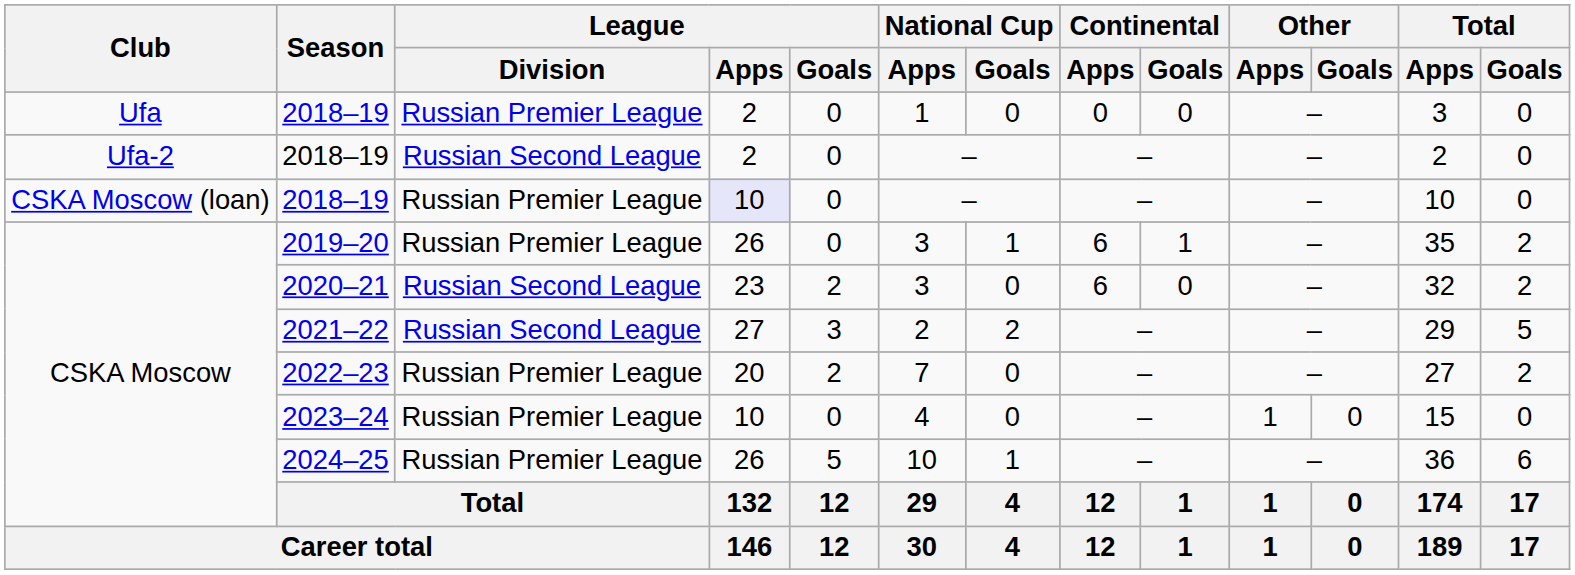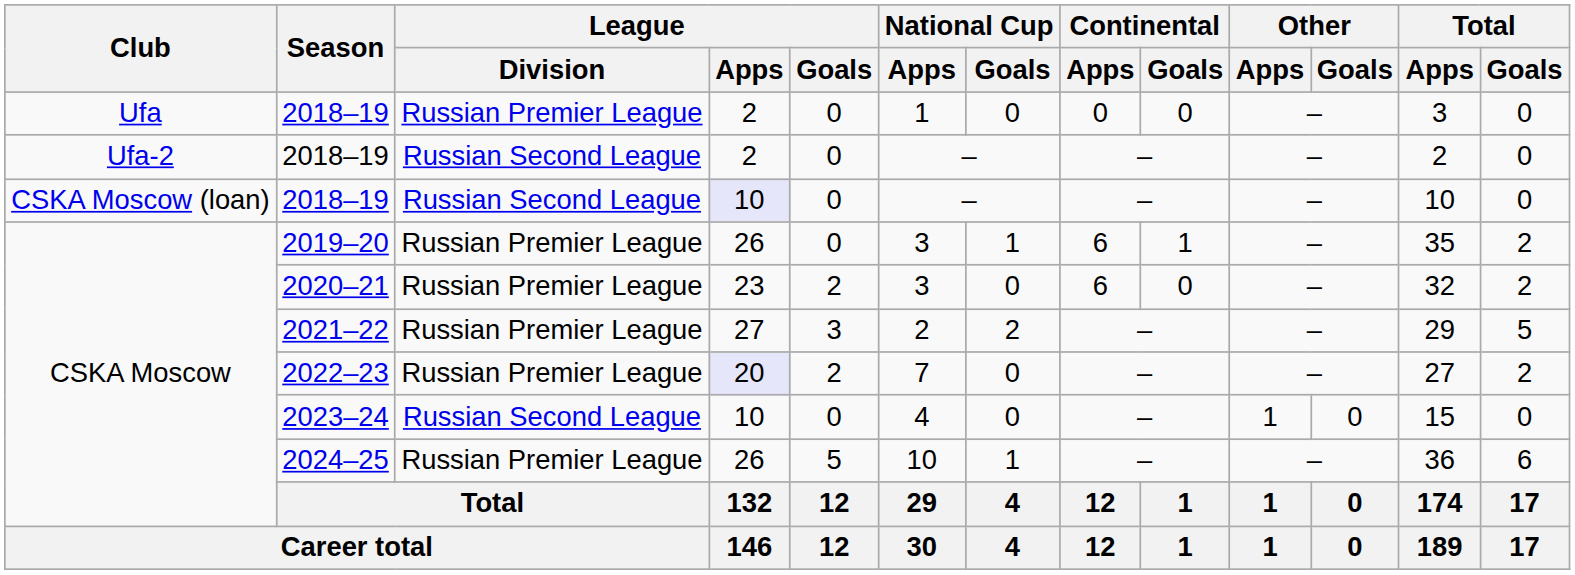(552, 199) Russian Premier League -> (552, 199) Russian Second League
(552, 286) Russian Second League -> (552, 286) Russian Premier League
(552, 329) Russian Second League -> (552, 329) Russian Premier League
(749, 373) no background -> (749, 373) lavender background
(552, 416) Russian Premier League -> (552, 416) Russian Second League
